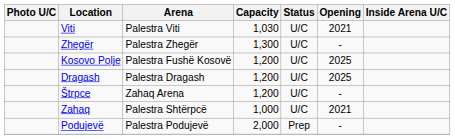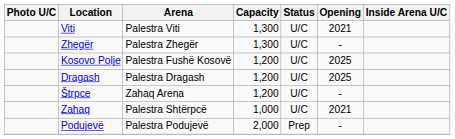(266, 28) 1,030 -> (266, 28) 1,300
